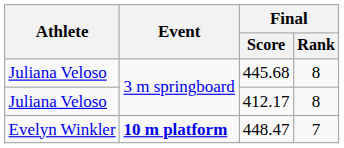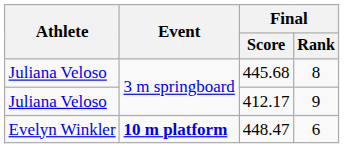(316, 101) 8 -> (316, 101) 9
(316, 129) 7 -> (316, 129) 6
